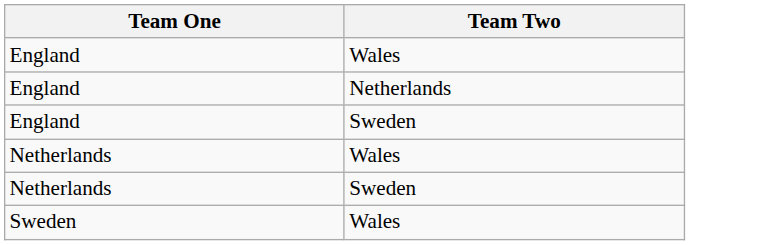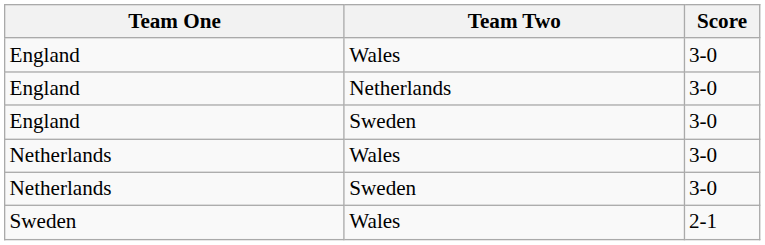+ column: (722, 21)
